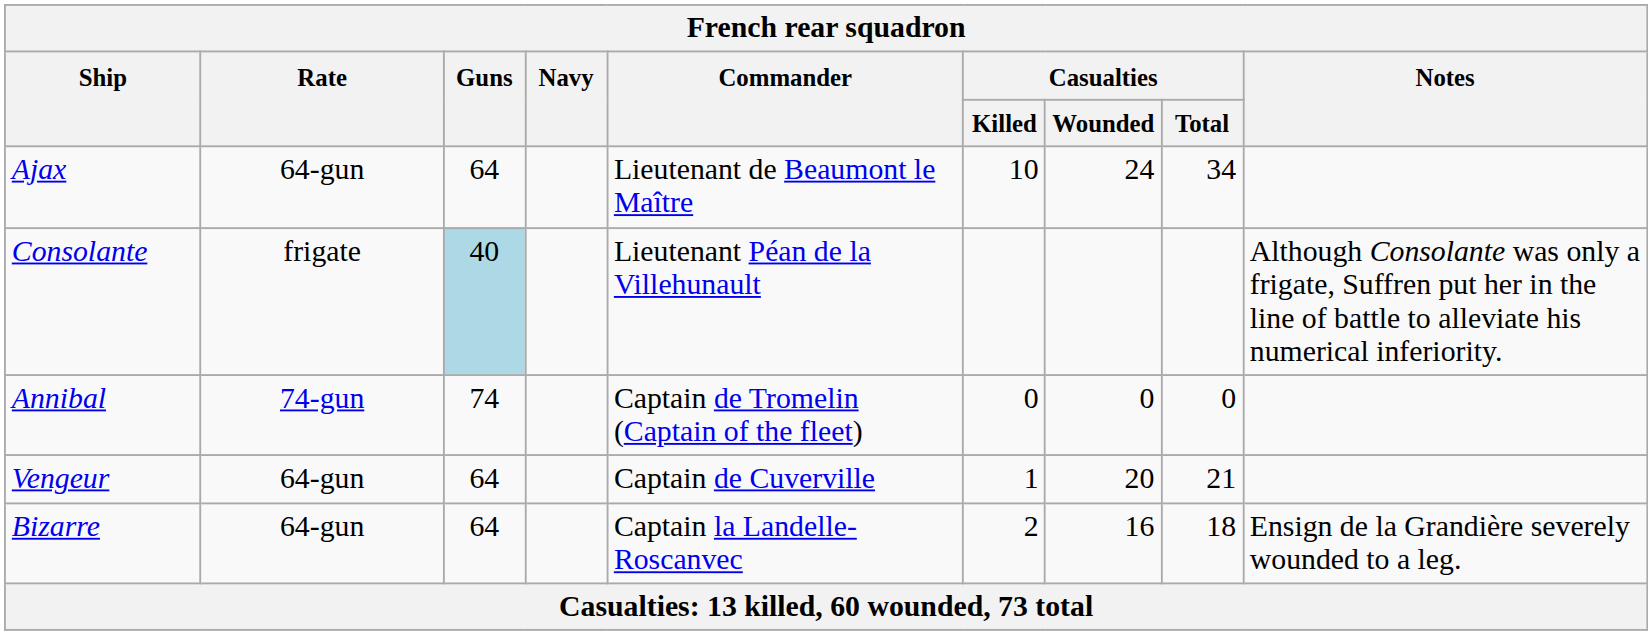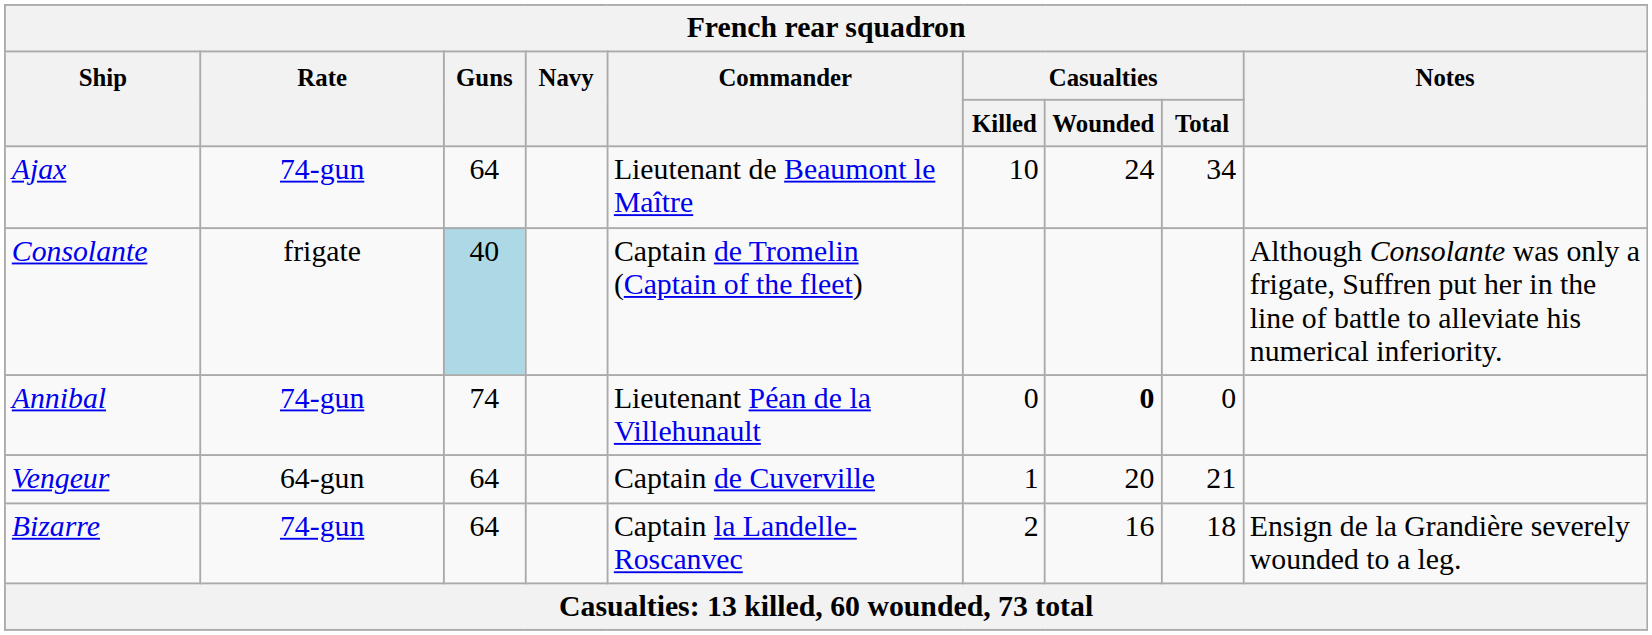(322, 169) 64-gun -> (322, 169) 74-gun
(742, 267) Lieutenant Péan de la Villehunault -> (738, 267) Captain de Tromelin (Captain of the fleet)
(738, 414) Captain de Tromelin (Captain of the fleet) -> (742, 414) Lieutenant Péan de la Villehunault
(1147, 398) normal -> (1147, 398) bold
(322, 525) 64-gun -> (322, 525) 74-gun
